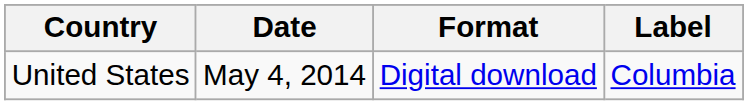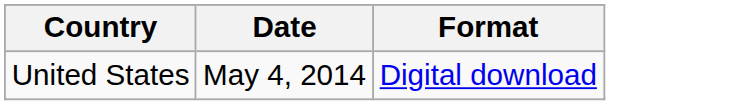- column: (673, 27)
